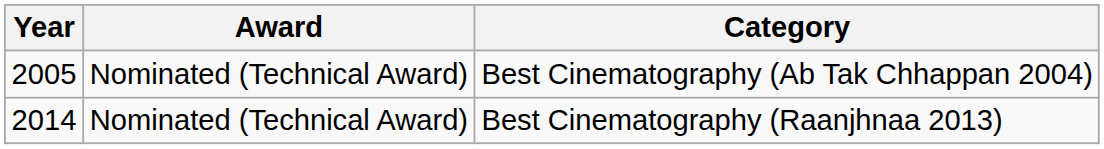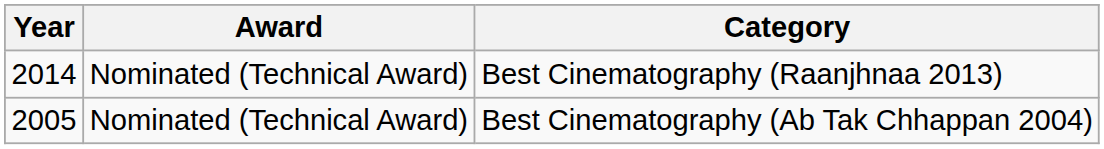rows swapped: (787, 73) <-> (742, 119)
